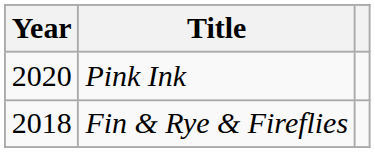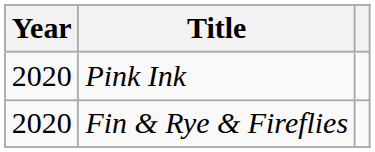(42, 123) 2018 -> (42, 123) 2020
